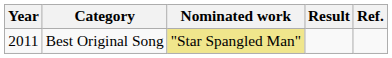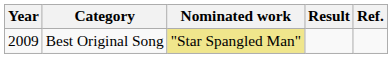(23, 41) 2011 -> (23, 41) 2009
